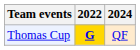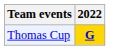- column: (120, 14)
